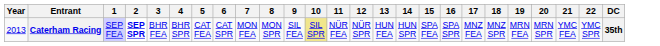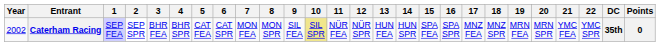+ column: (640, 11)
(16, 29) 2013 -> (16, 29) 2002
(136, 29) bold -> (136, 29) normal
